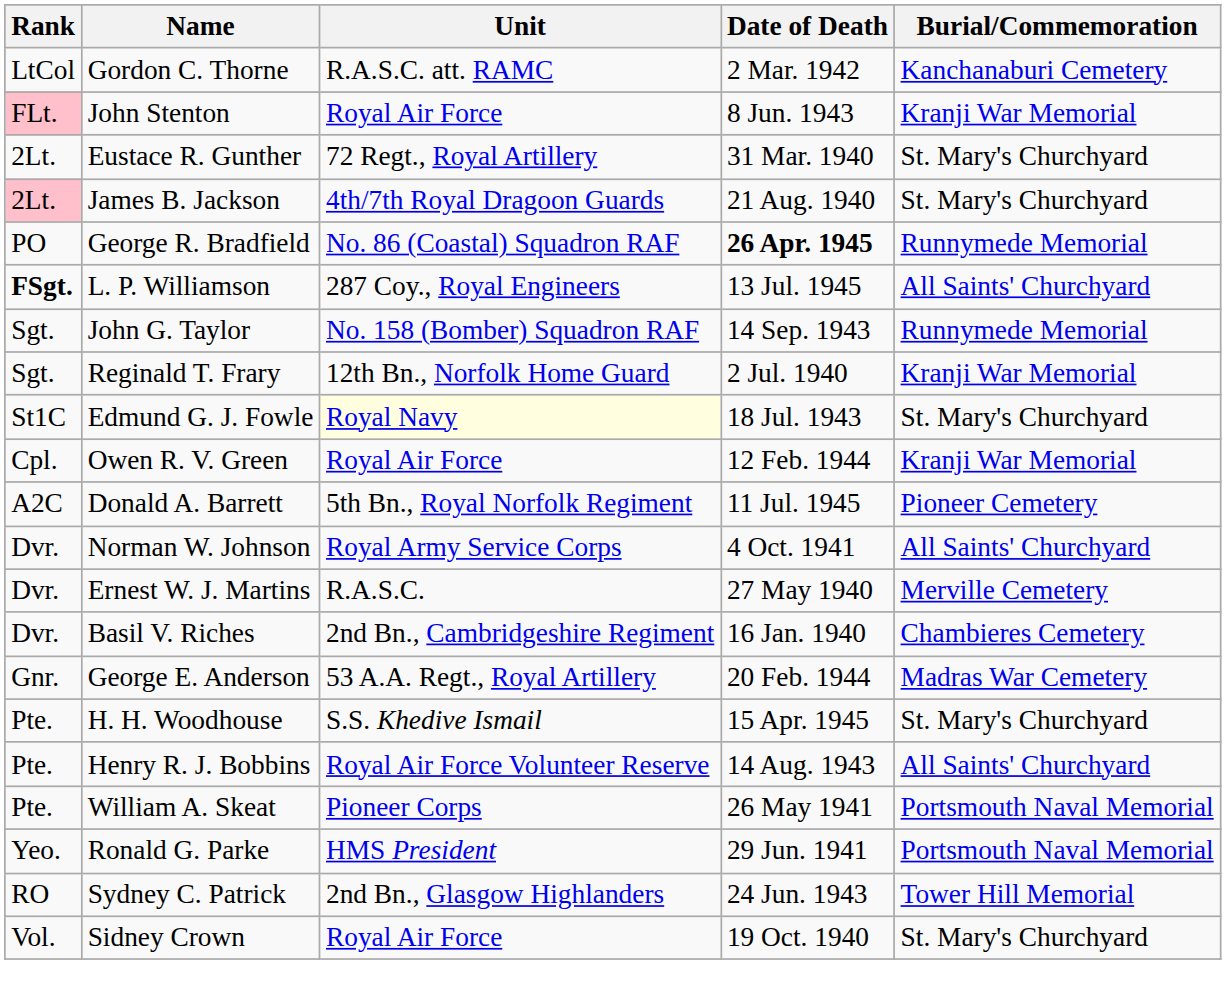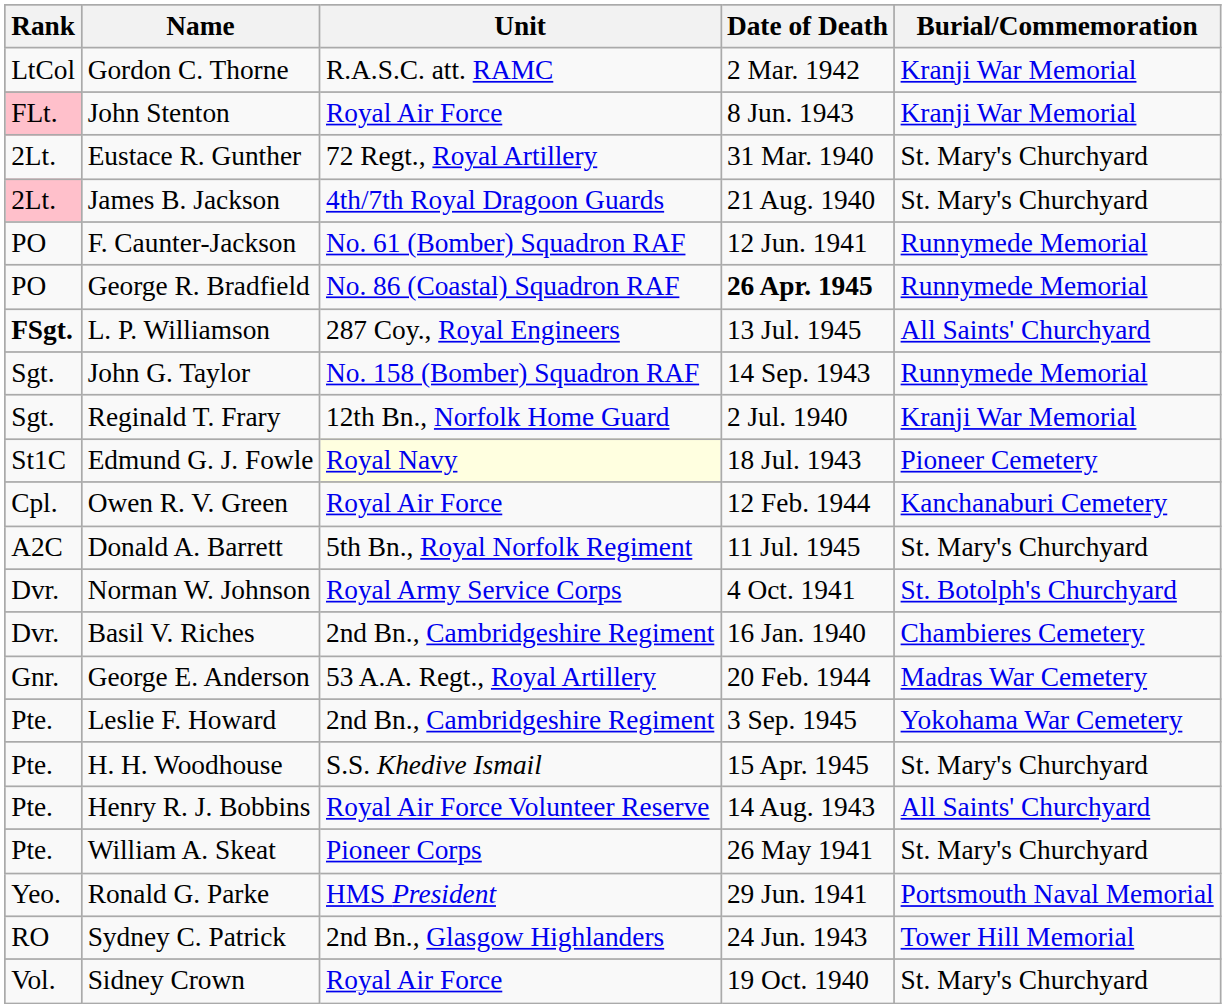(1034, 69) Kanchanaburi Cemetery -> (1019, 69) Kranji War Memorial
+ row: (192, 243)
(1024, 416) St. Mary's Churchyard -> (999, 460) Pioneer Cemetery
(1019, 460) Kranji War Memorial -> (1034, 503) Kanchanaburi Cemetery
(999, 503) Pioneer Cemetery -> (1024, 546) St. Mary's Churchyard
(1025, 546) All Saints' Churchyard -> (1039, 590) St. Botolph's Churchyard
- row: (199, 590)
+ row: (182, 720)
(1057, 807) Portsmouth Naval Memorial -> (1024, 850) St. Mary's Churchyard
